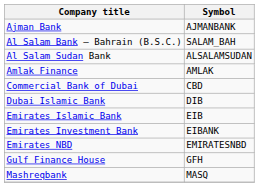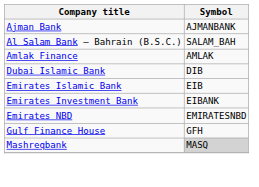- row: (59, 56)
- row: (72, 86)
(197, 175) no background -> (197, 145) lightgrey background
